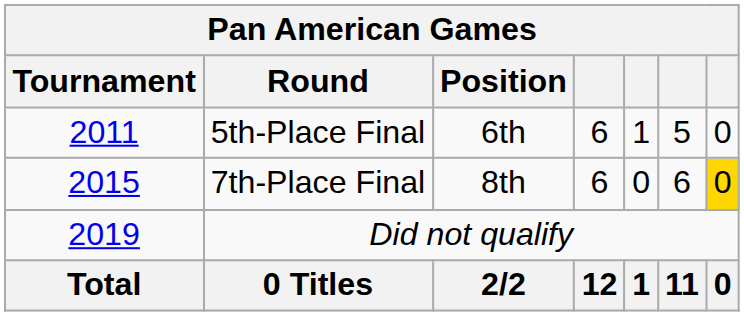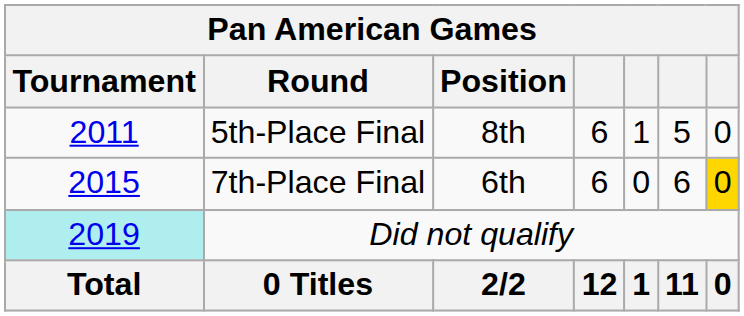(503, 132) 6th -> (503, 132) 8th
(503, 183) 8th -> (503, 183) 6th
(104, 234) no background -> (104, 234) paleturquoise background
